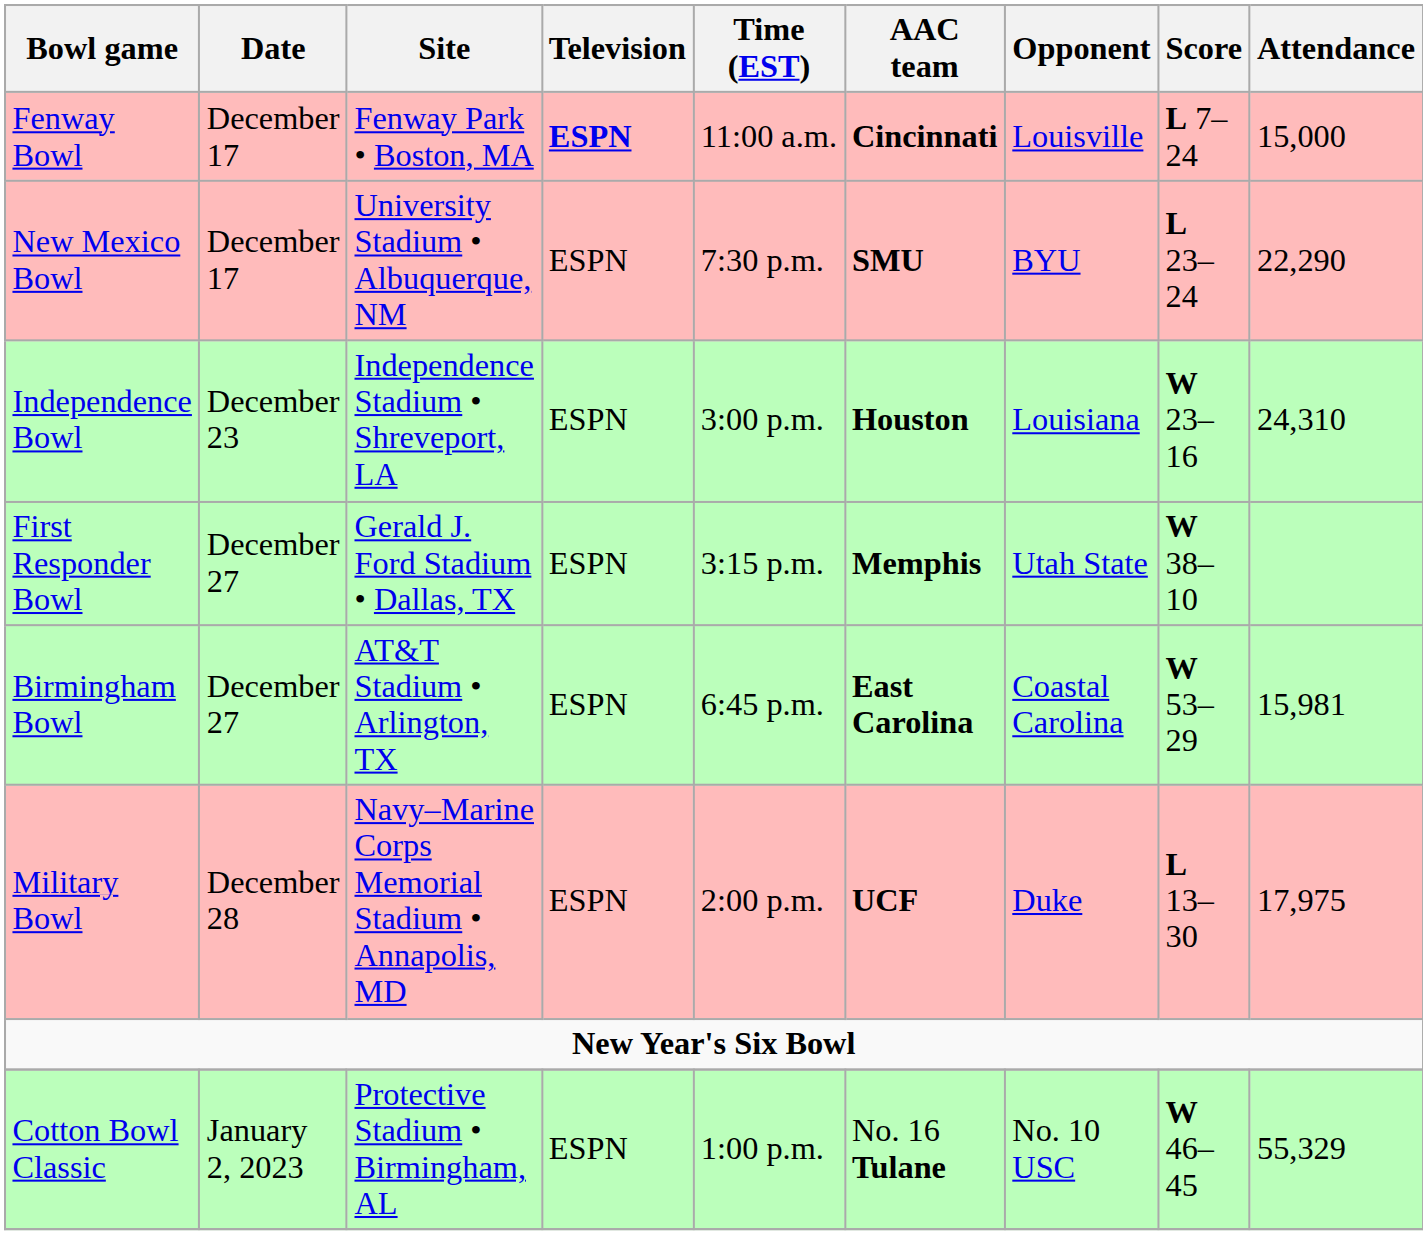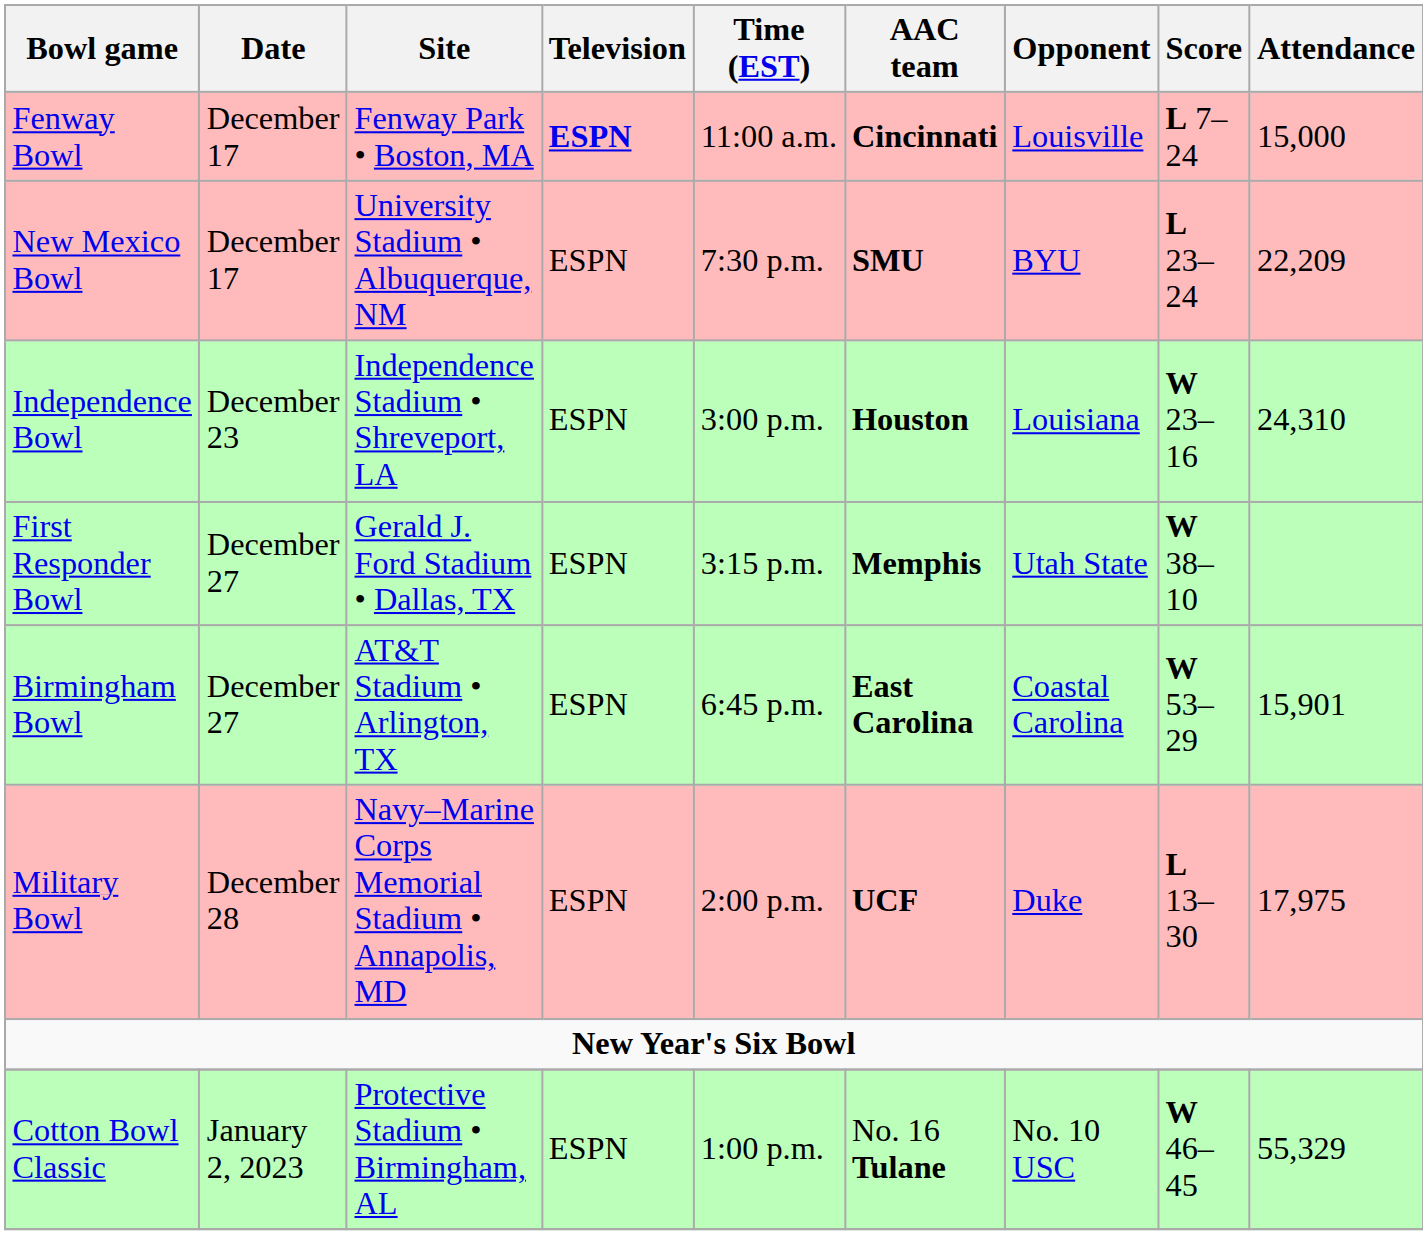(1301, 259) 22,290 -> (1301, 259) 22,209
(1301, 704) 15,981 -> (1301, 704) 15,901
